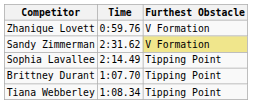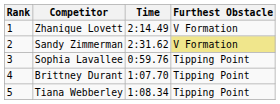+ column: (18, 12)
(120, 28) 0:59.76 -> (148, 28) 2:14.49
(120, 60) 2:14.49 -> (148, 60) 0:59.76
